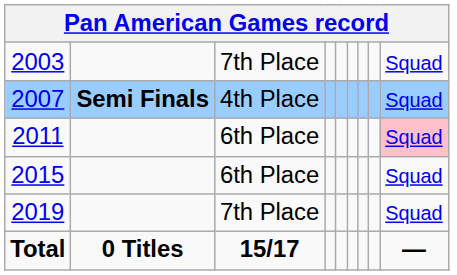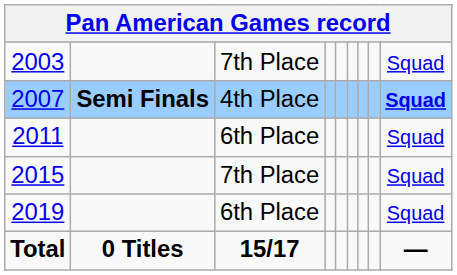(414, 100) normal -> (416, 99) bold
(414, 138) pink background -> (416, 138) no background
(270, 174) 6th Place -> (270, 174) 7th Place
(270, 212) 7th Place -> (270, 212) 6th Place
